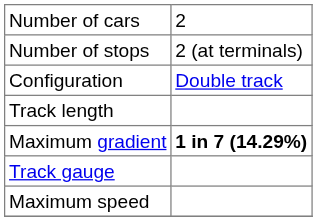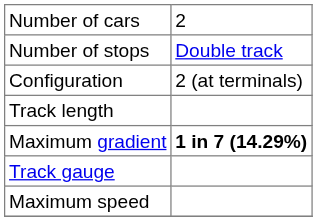(239, 50) 2 (at terminals) -> (229, 50) Double track
(229, 80) Double track -> (239, 80) 2 (at terminals)
